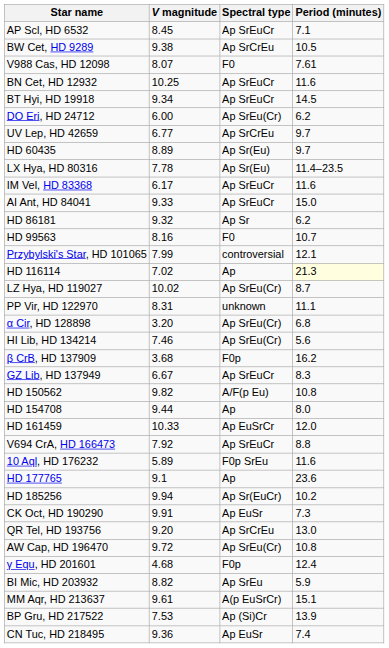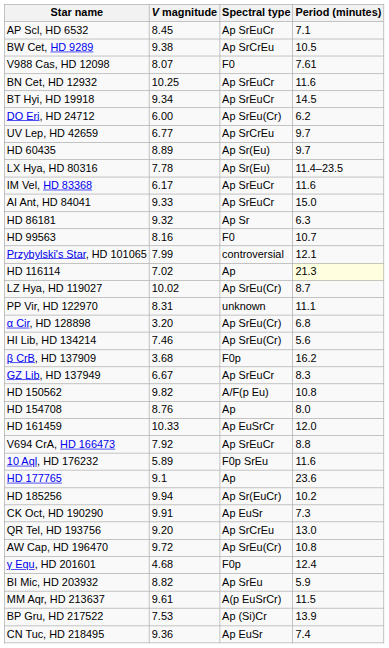(303, 220) 6.2 -> (303, 220) 6.3
(162, 409) 9.44 -> (162, 409) 8.76
(306, 599) 15.1 -> (306, 599) 11.5
